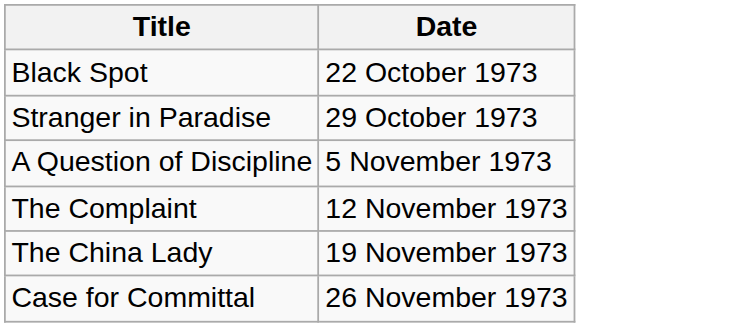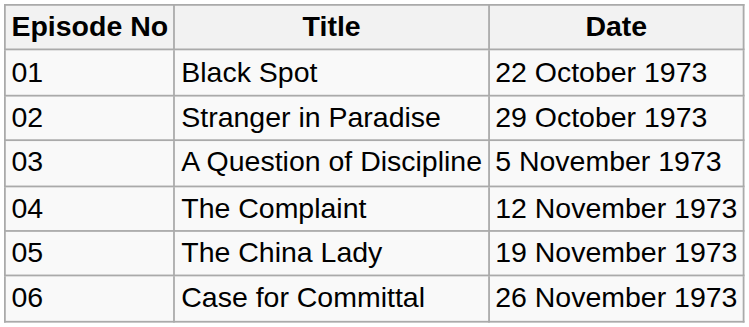+ column: (90, 27)
